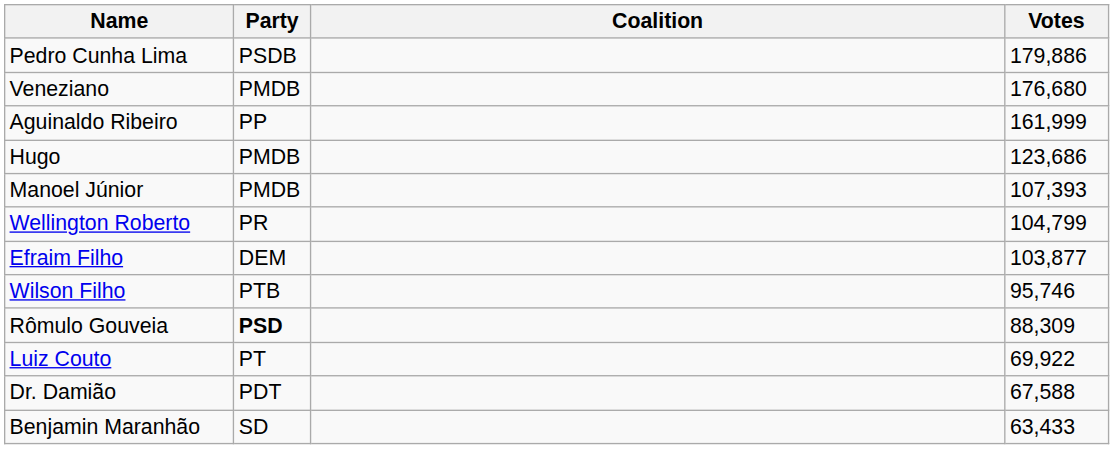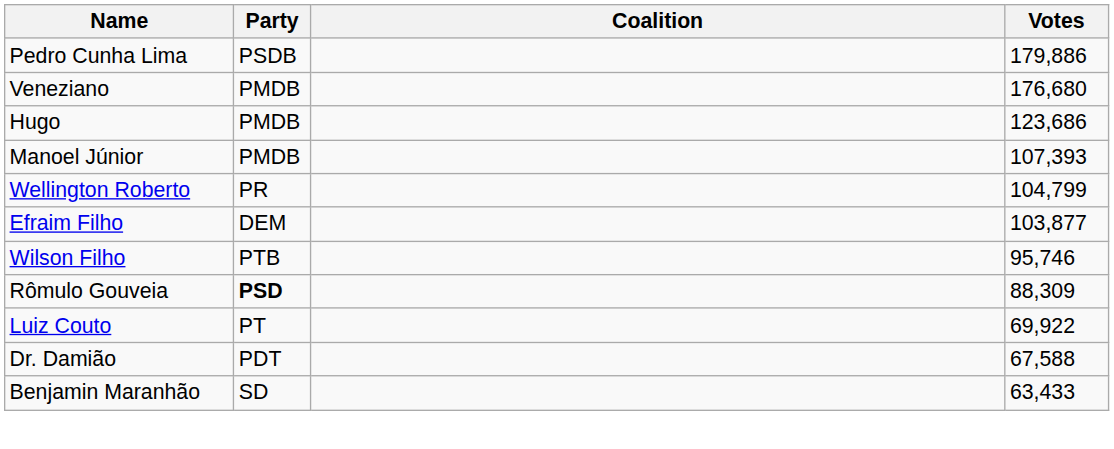- row: (94, 122)
